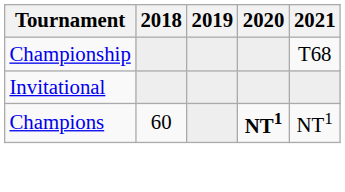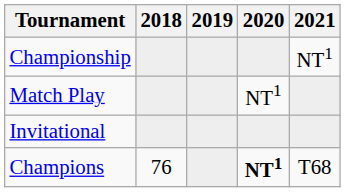(315, 53) T68 -> (315, 56) NT1
+ row: (57, 95)
(161, 122) 60 -> (161, 166) 76
(315, 122) NT1 -> (315, 166) T68
